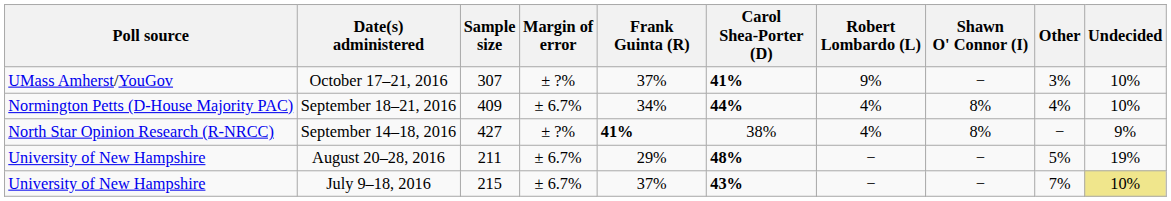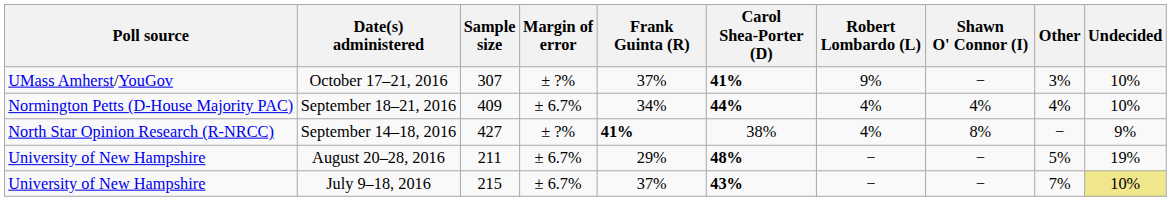(980, 105) 8% -> (980, 105) 4%
